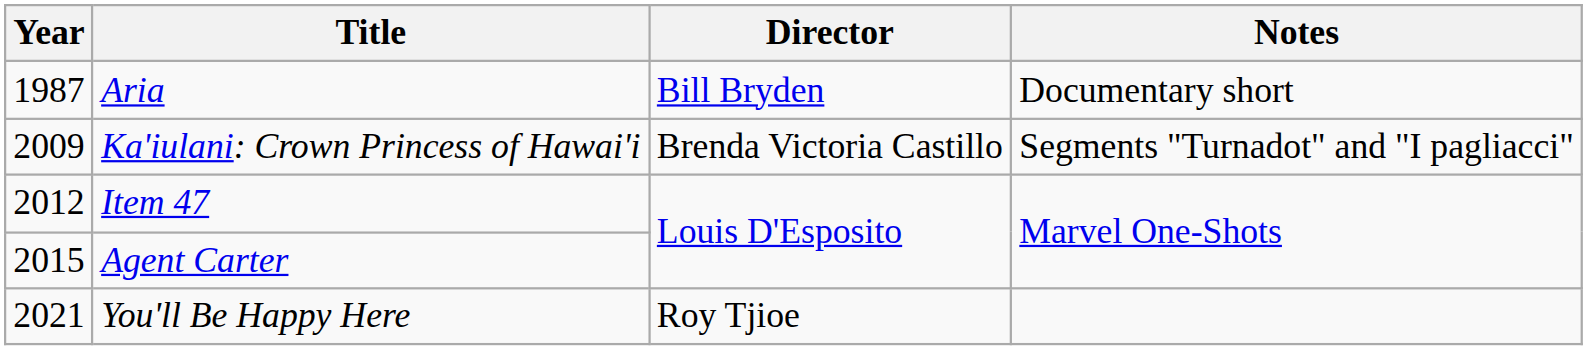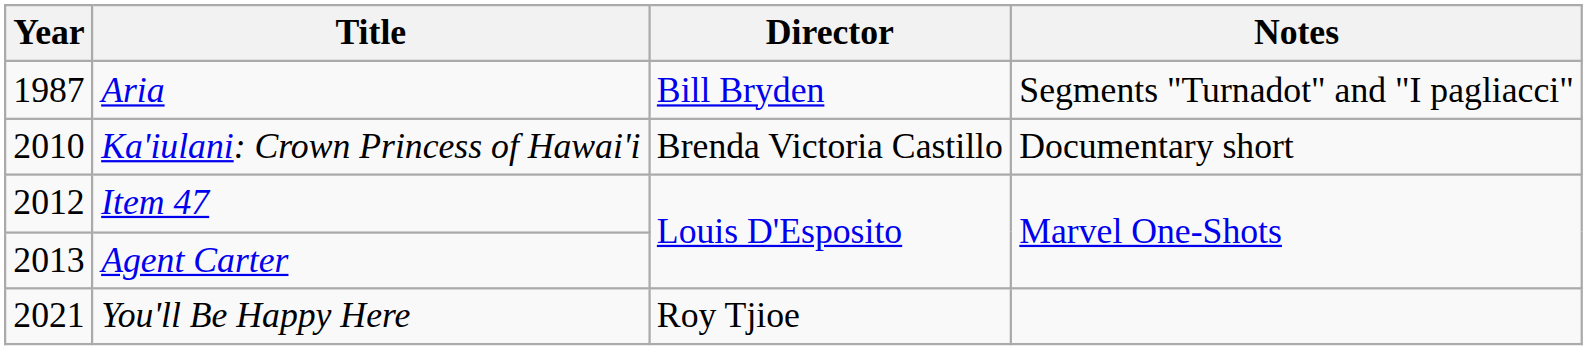(1157, 89) Documentary short -> (1297, 89) Segments "Turnadot" and "I pagliacci"
(49, 145) 2009 -> (49, 145) 2010
(1297, 145) Segments "Turnadot" and "I pagliacci" -> (1157, 145) Documentary short
(49, 259) 2015 -> (49, 259) 2013
